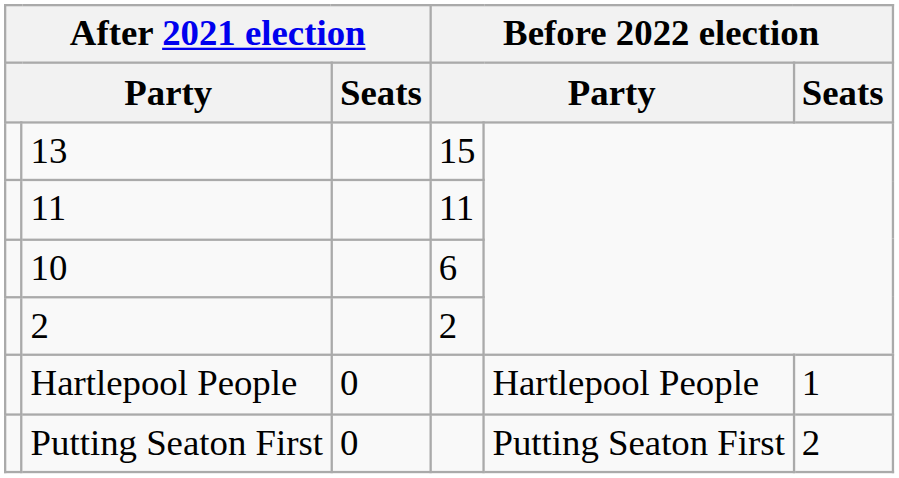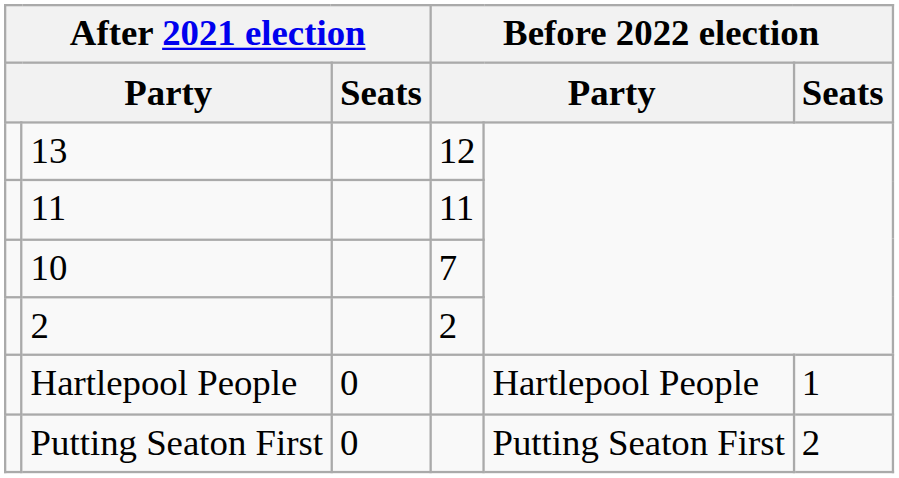(457, 150) 15 -> (457, 150) 12
(448, 267) 6 -> (448, 267) 7
